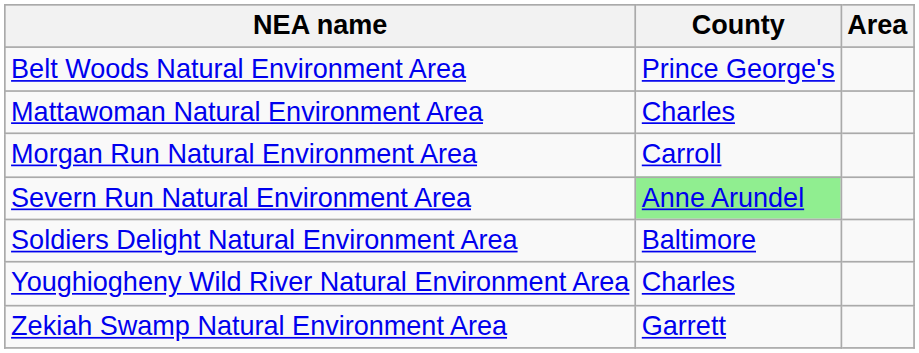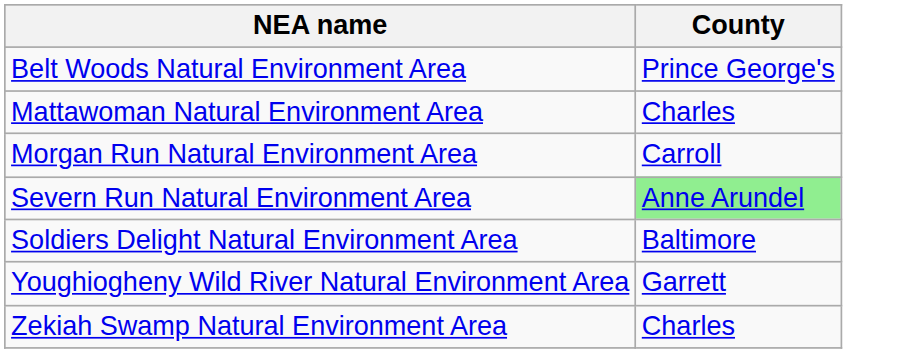- column: (877, 25)
(688, 283) Charles -> (684, 283) Garrett
(684, 326) Garrett -> (688, 326) Charles
